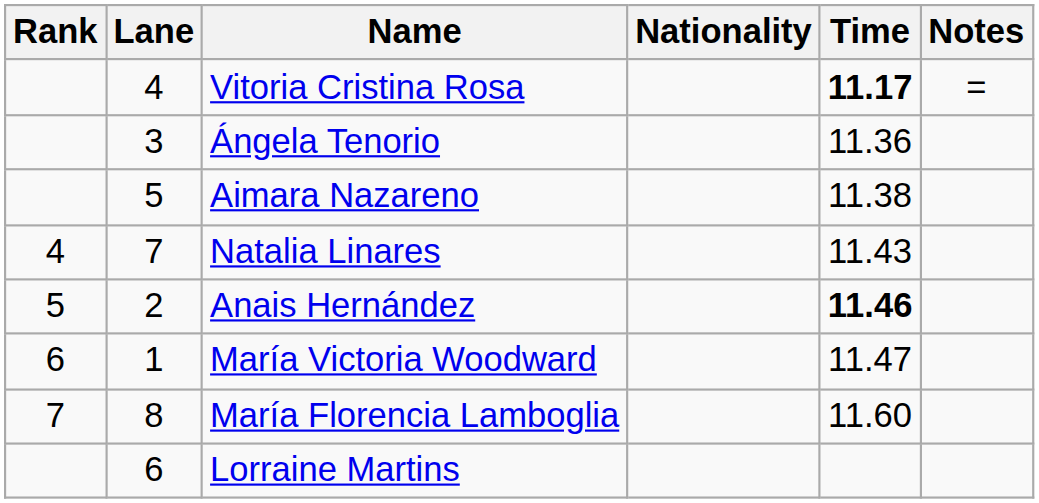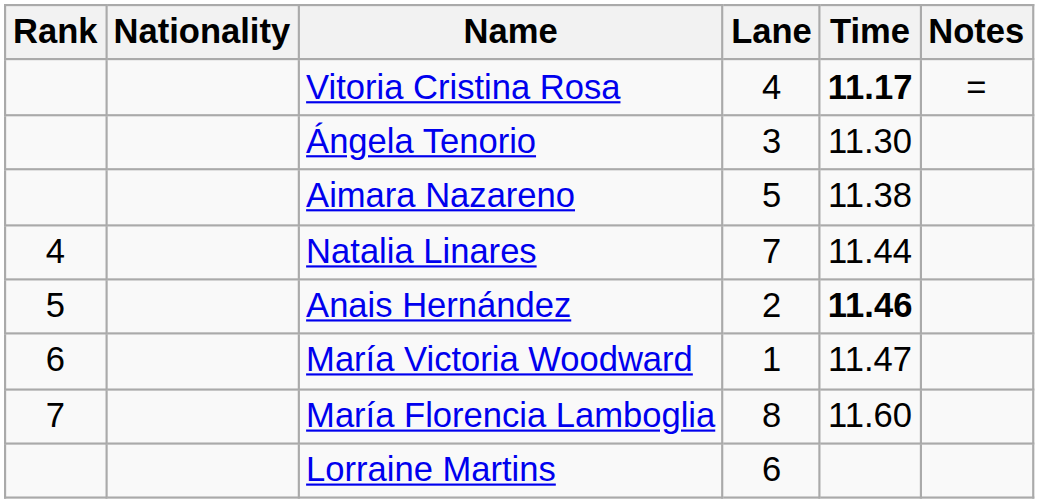columns swapped: (154, 31) <-> (723, 31)
(870, 141) 11.36 -> (870, 141) 11.30
(870, 251) 11.43 -> (870, 251) 11.44
